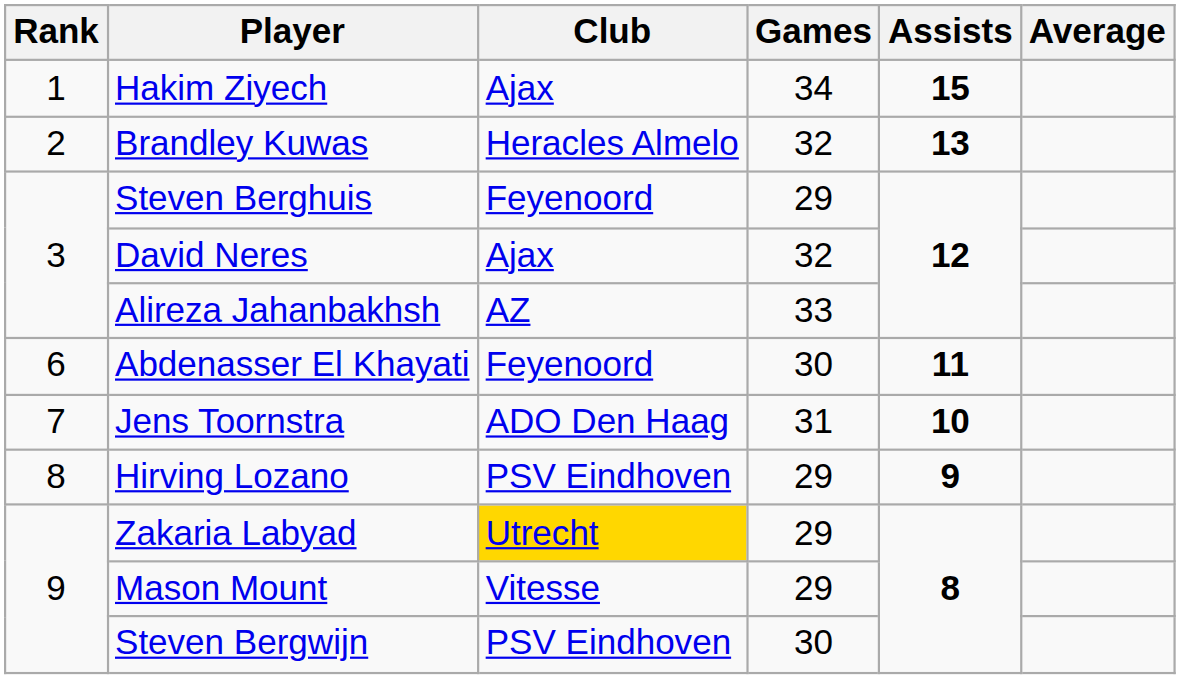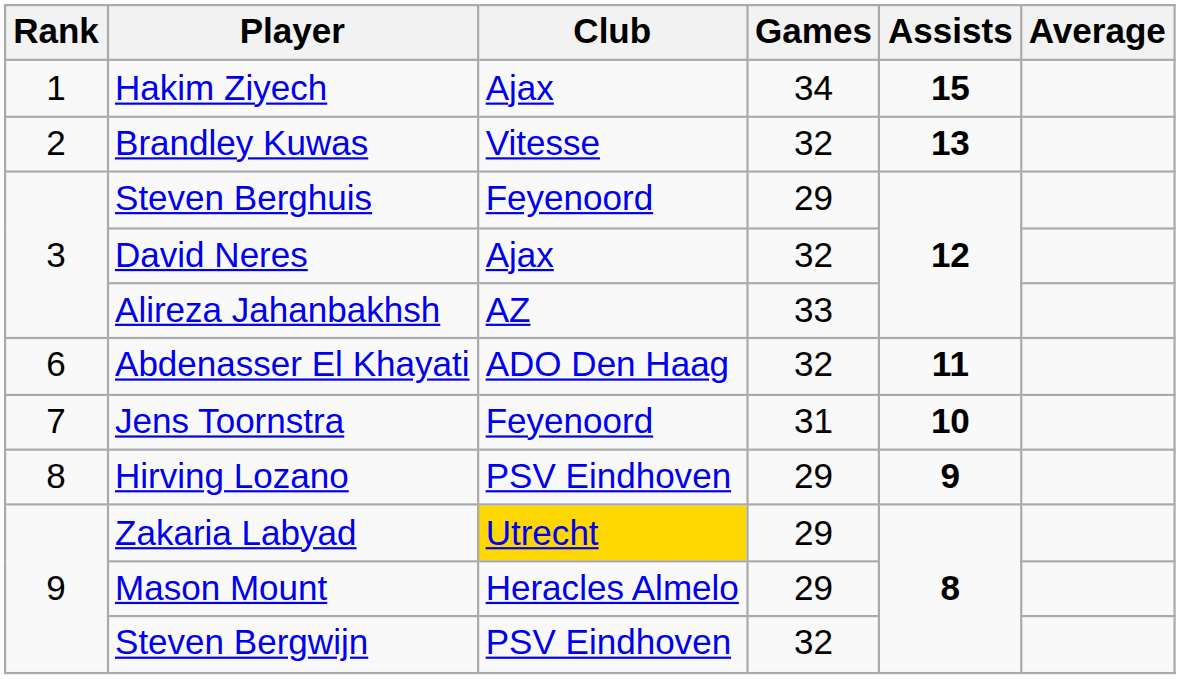(612, 143) Heracles Almelo -> (543, 143) Vitesse
(569, 365) Feyenoord -> (607, 365) ADO Den Haag
(813, 365) 30 -> (813, 365) 32
(607, 421) ADO Den Haag -> (569, 421) Feyenoord
(543, 587) Vitesse -> (612, 587) Heracles Almelo
(813, 643) 30 -> (813, 643) 32
